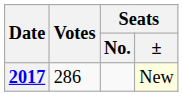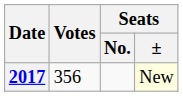(67, 76) 286 -> (67, 76) 356
